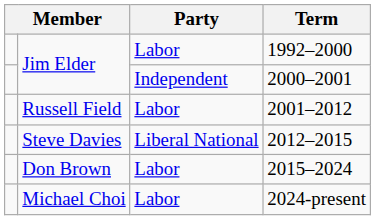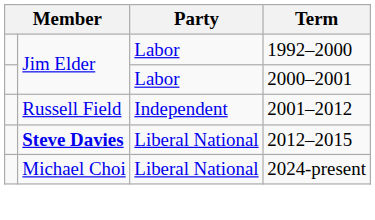(181, 79) Independent -> (157, 79) Labor
(157, 109) Labor -> (181, 109) Independent
(72, 139) normal -> (73, 139) bold
- row: (310, 169)
(157, 199) Labor -> (196, 169) Liberal National
